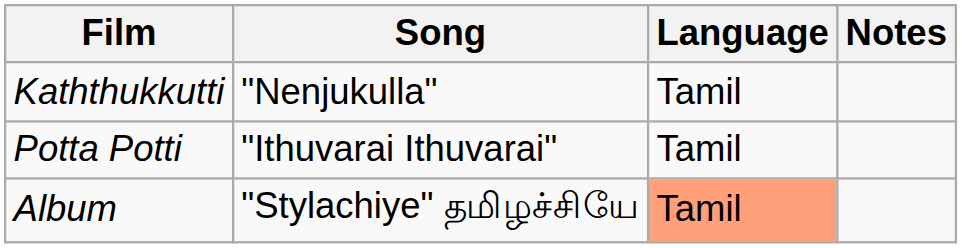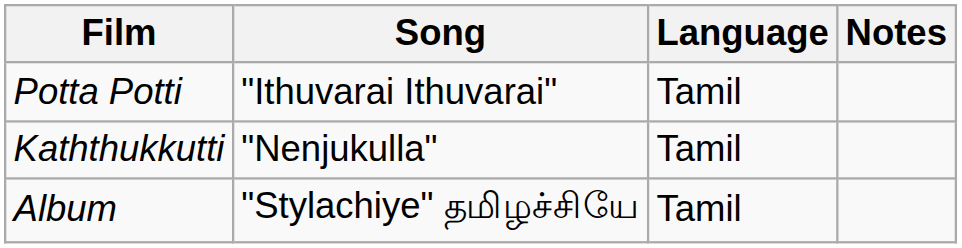rows swapped: (98, 149) <-> (119, 91)
(699, 209) lightsalmon background -> (699, 209) no background
